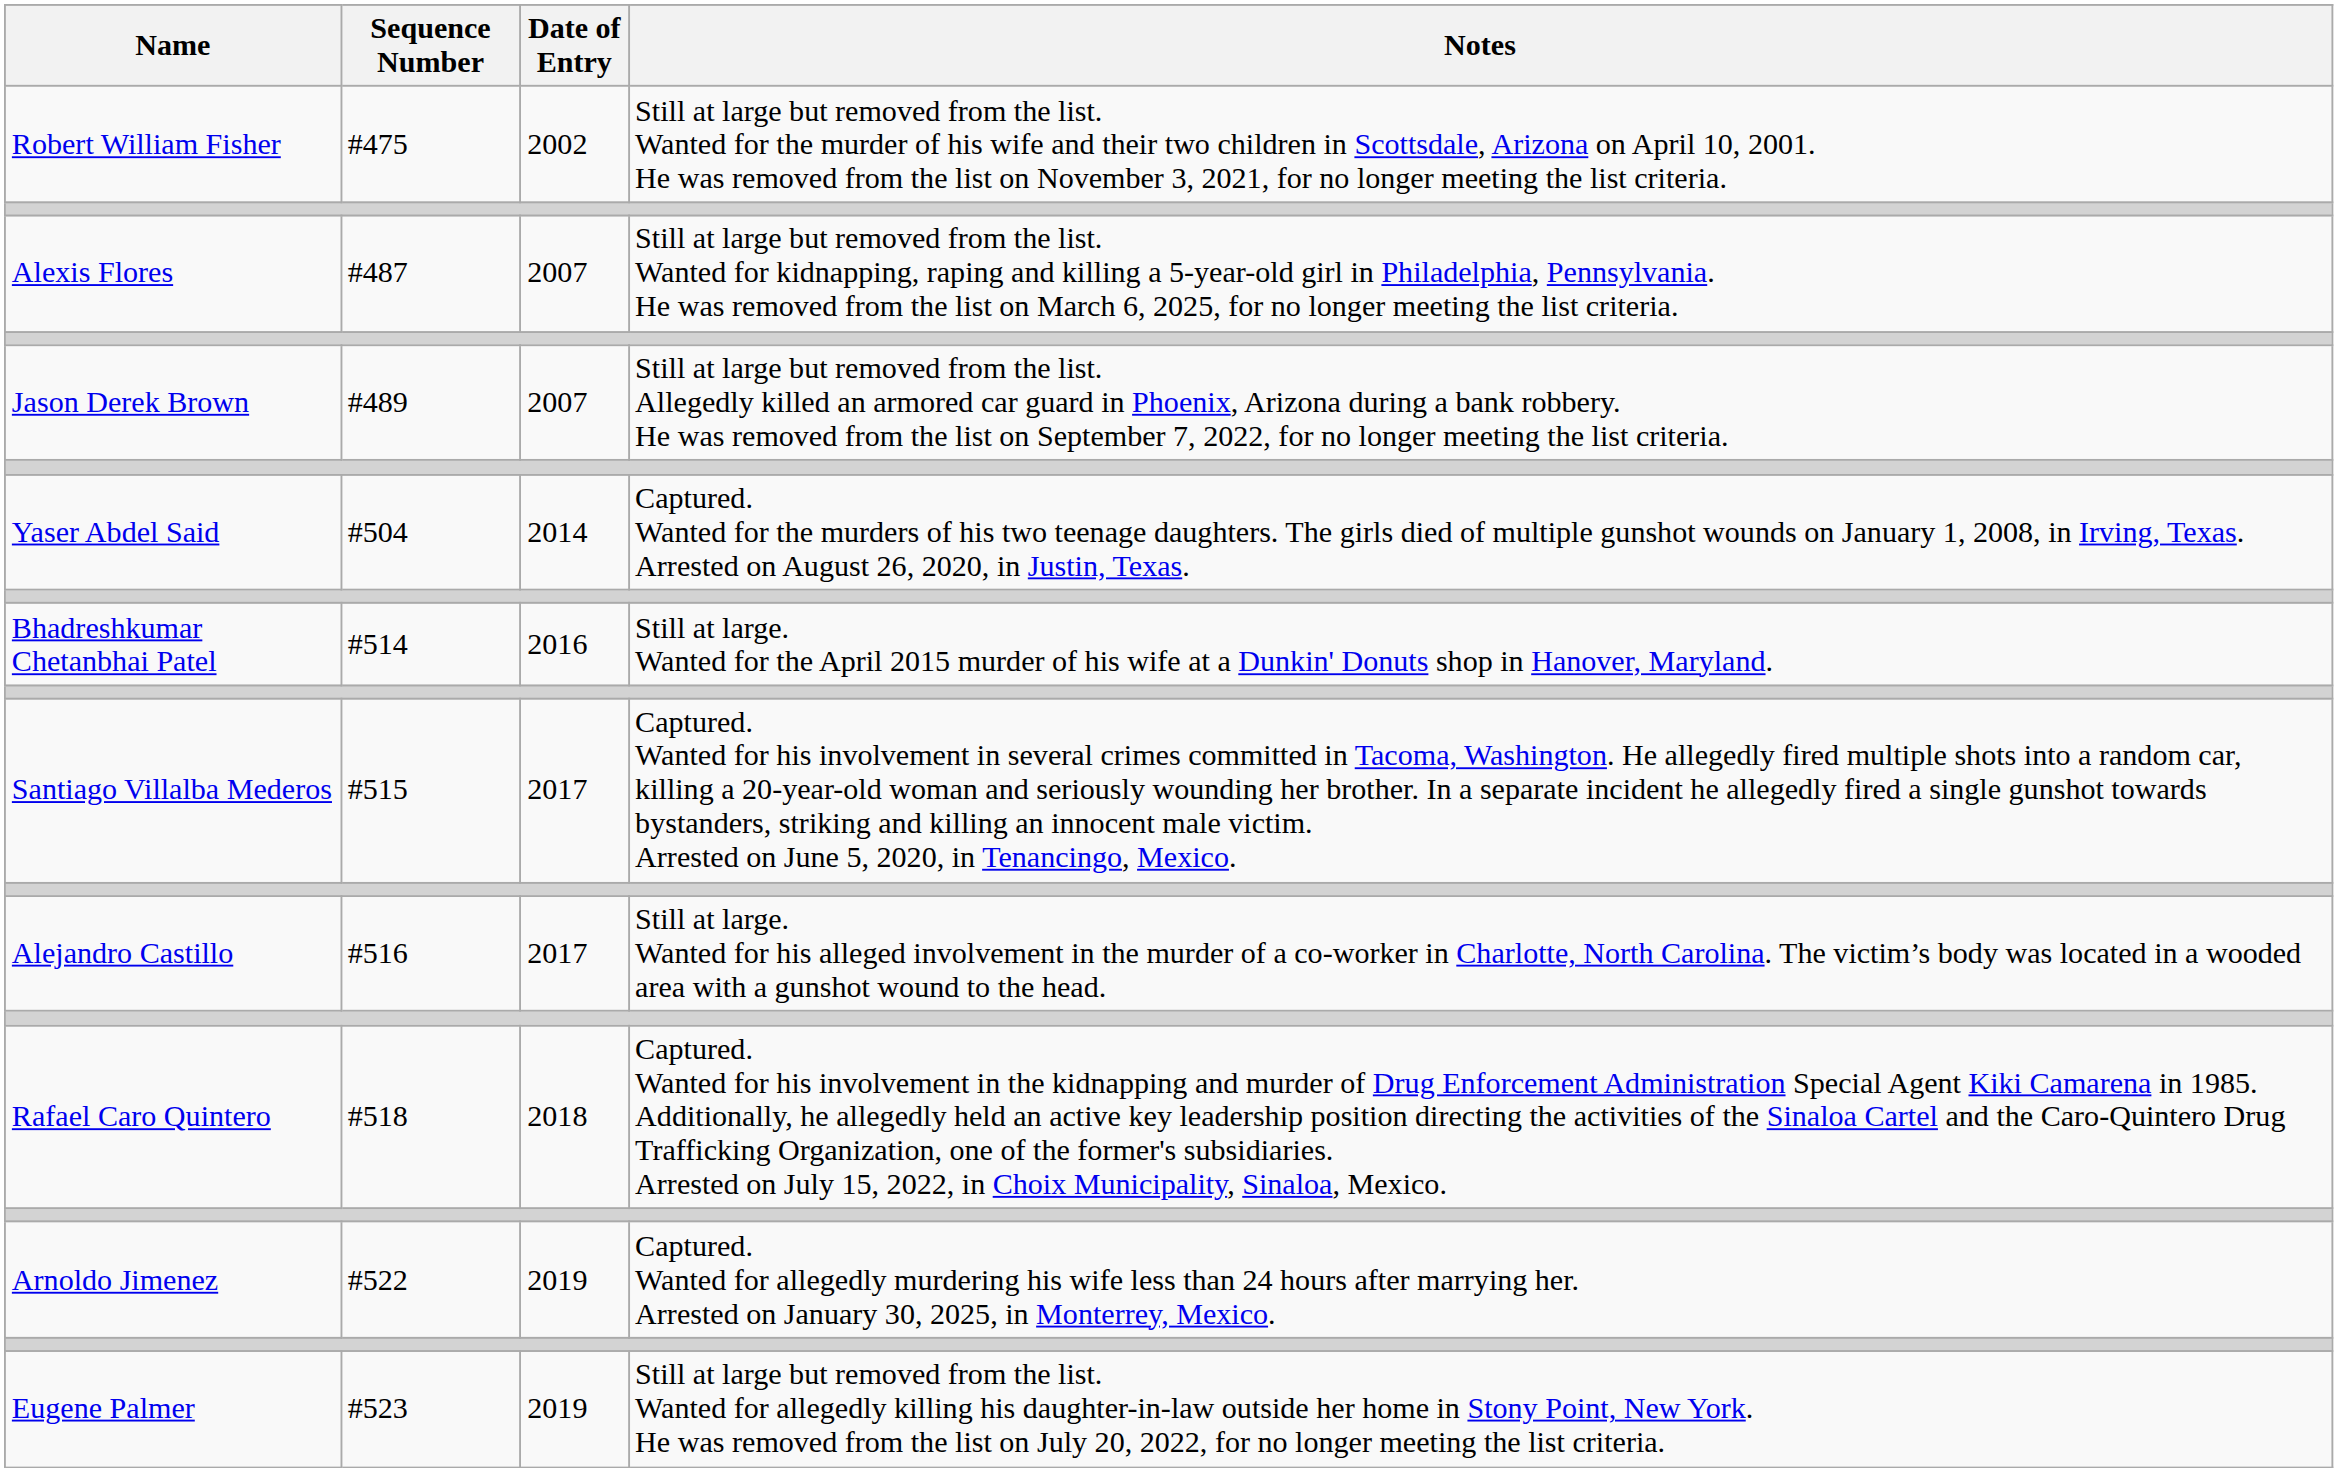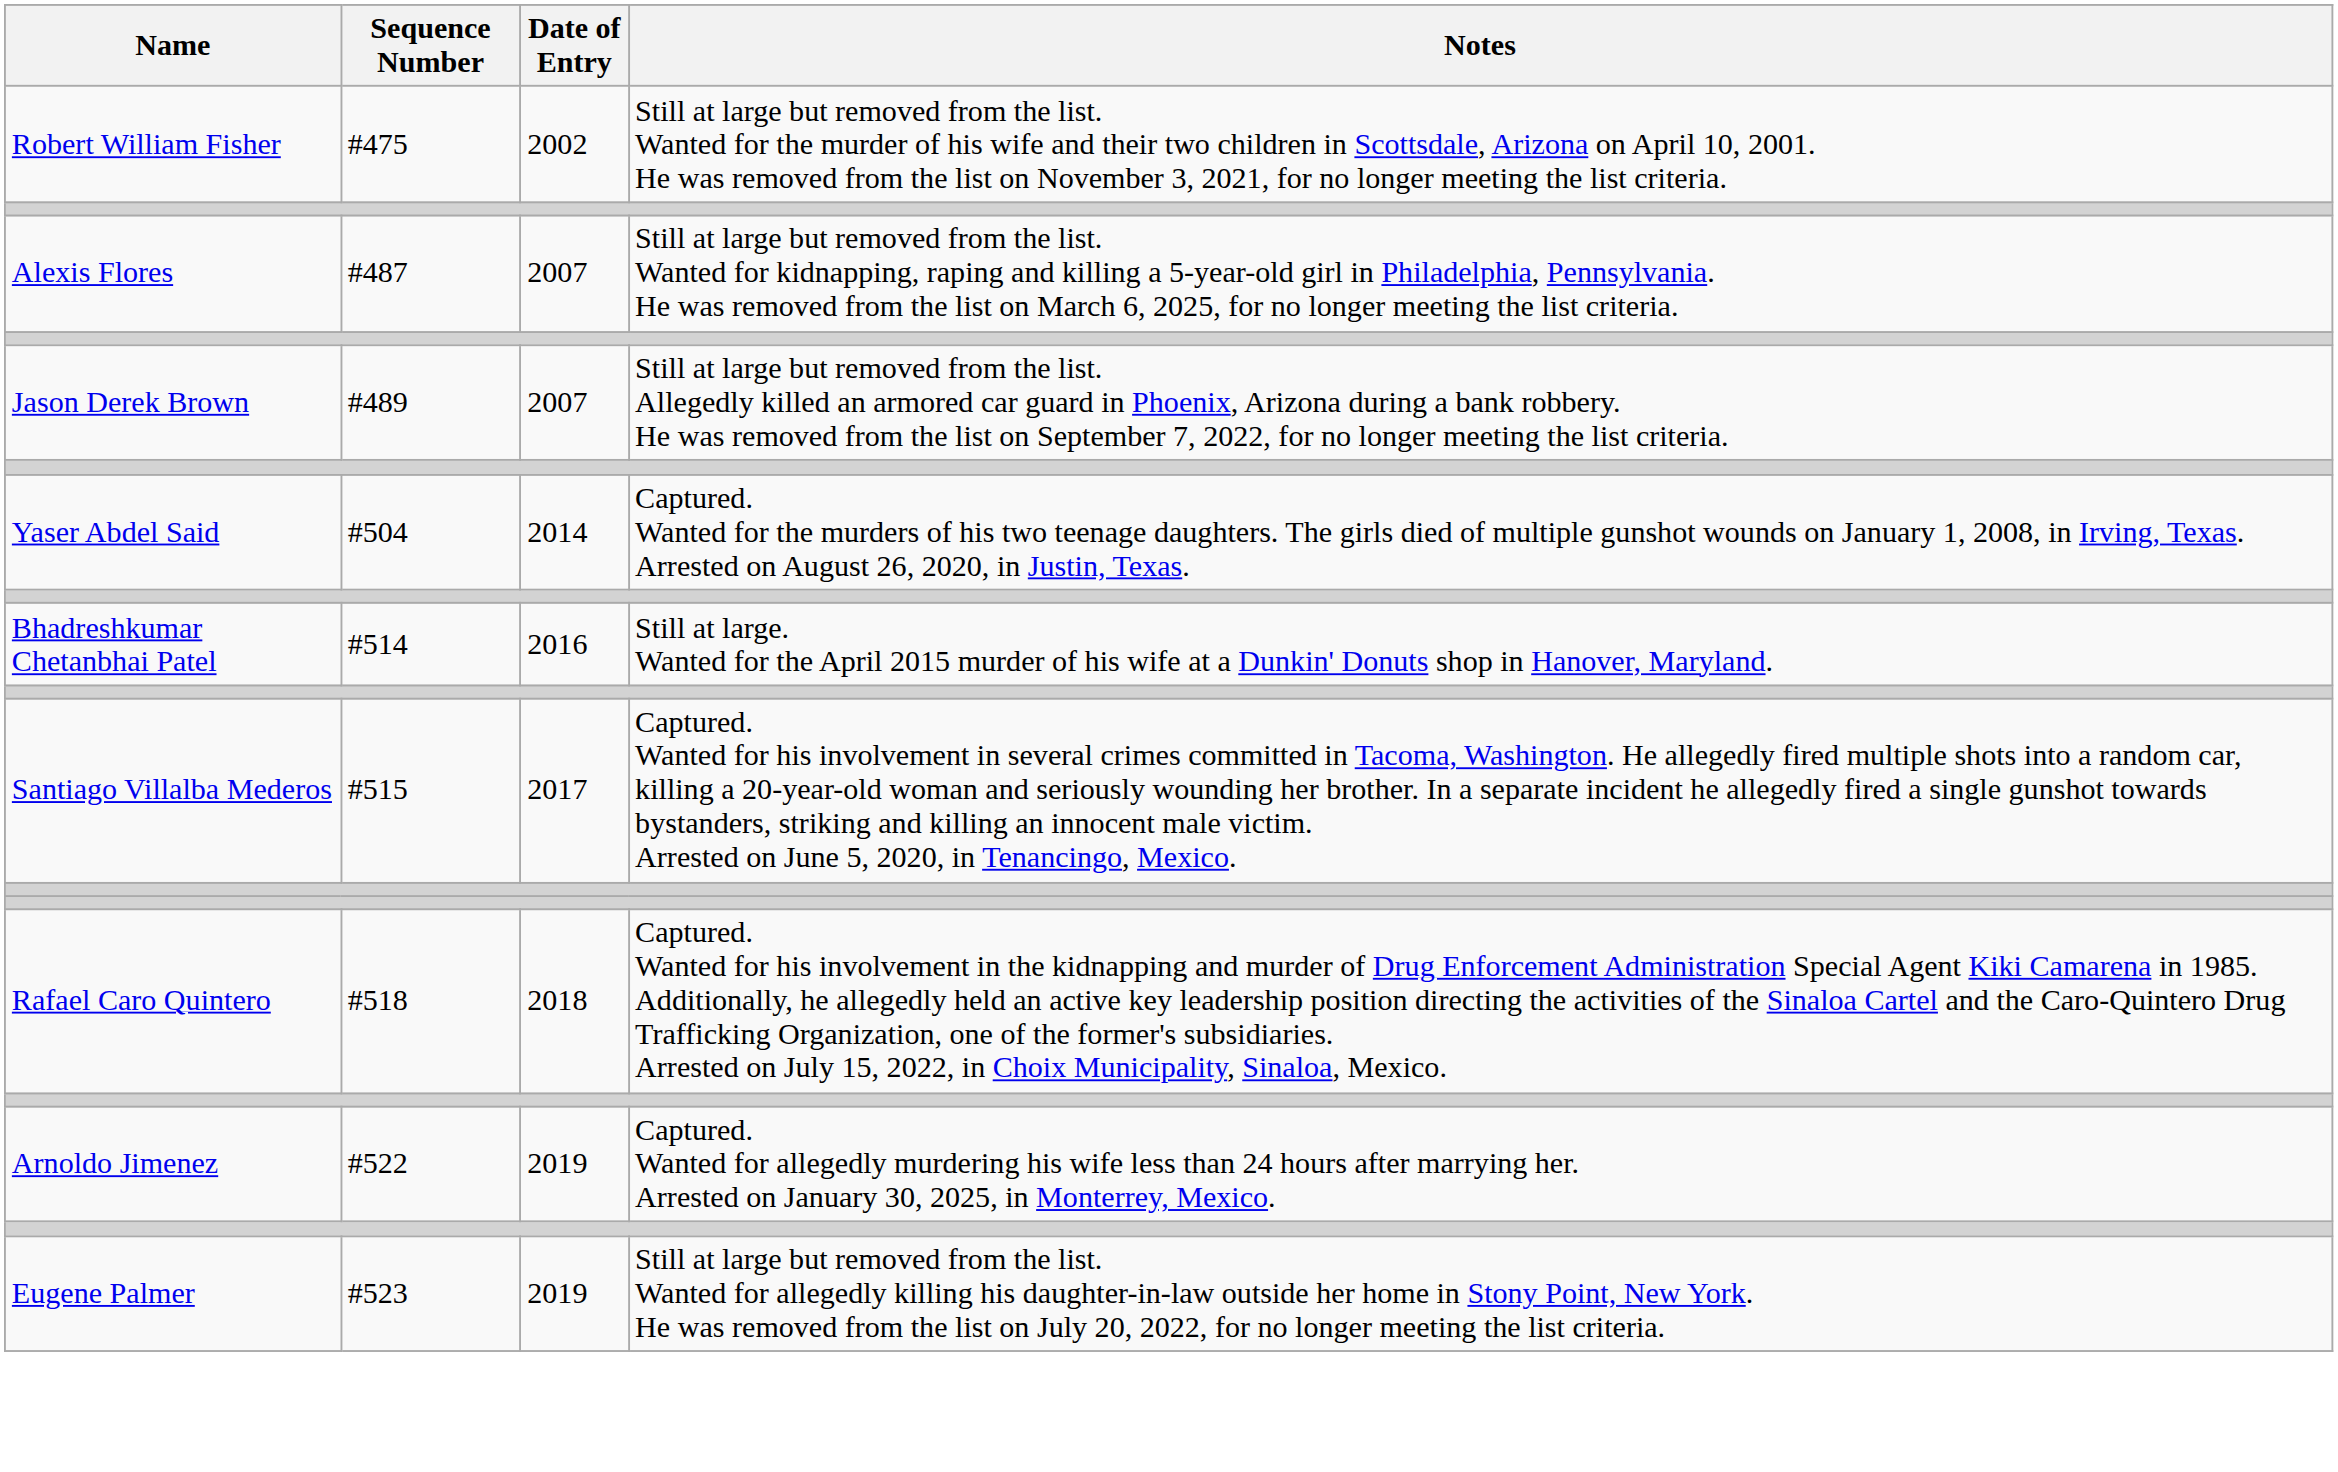- row: (123, 953)
